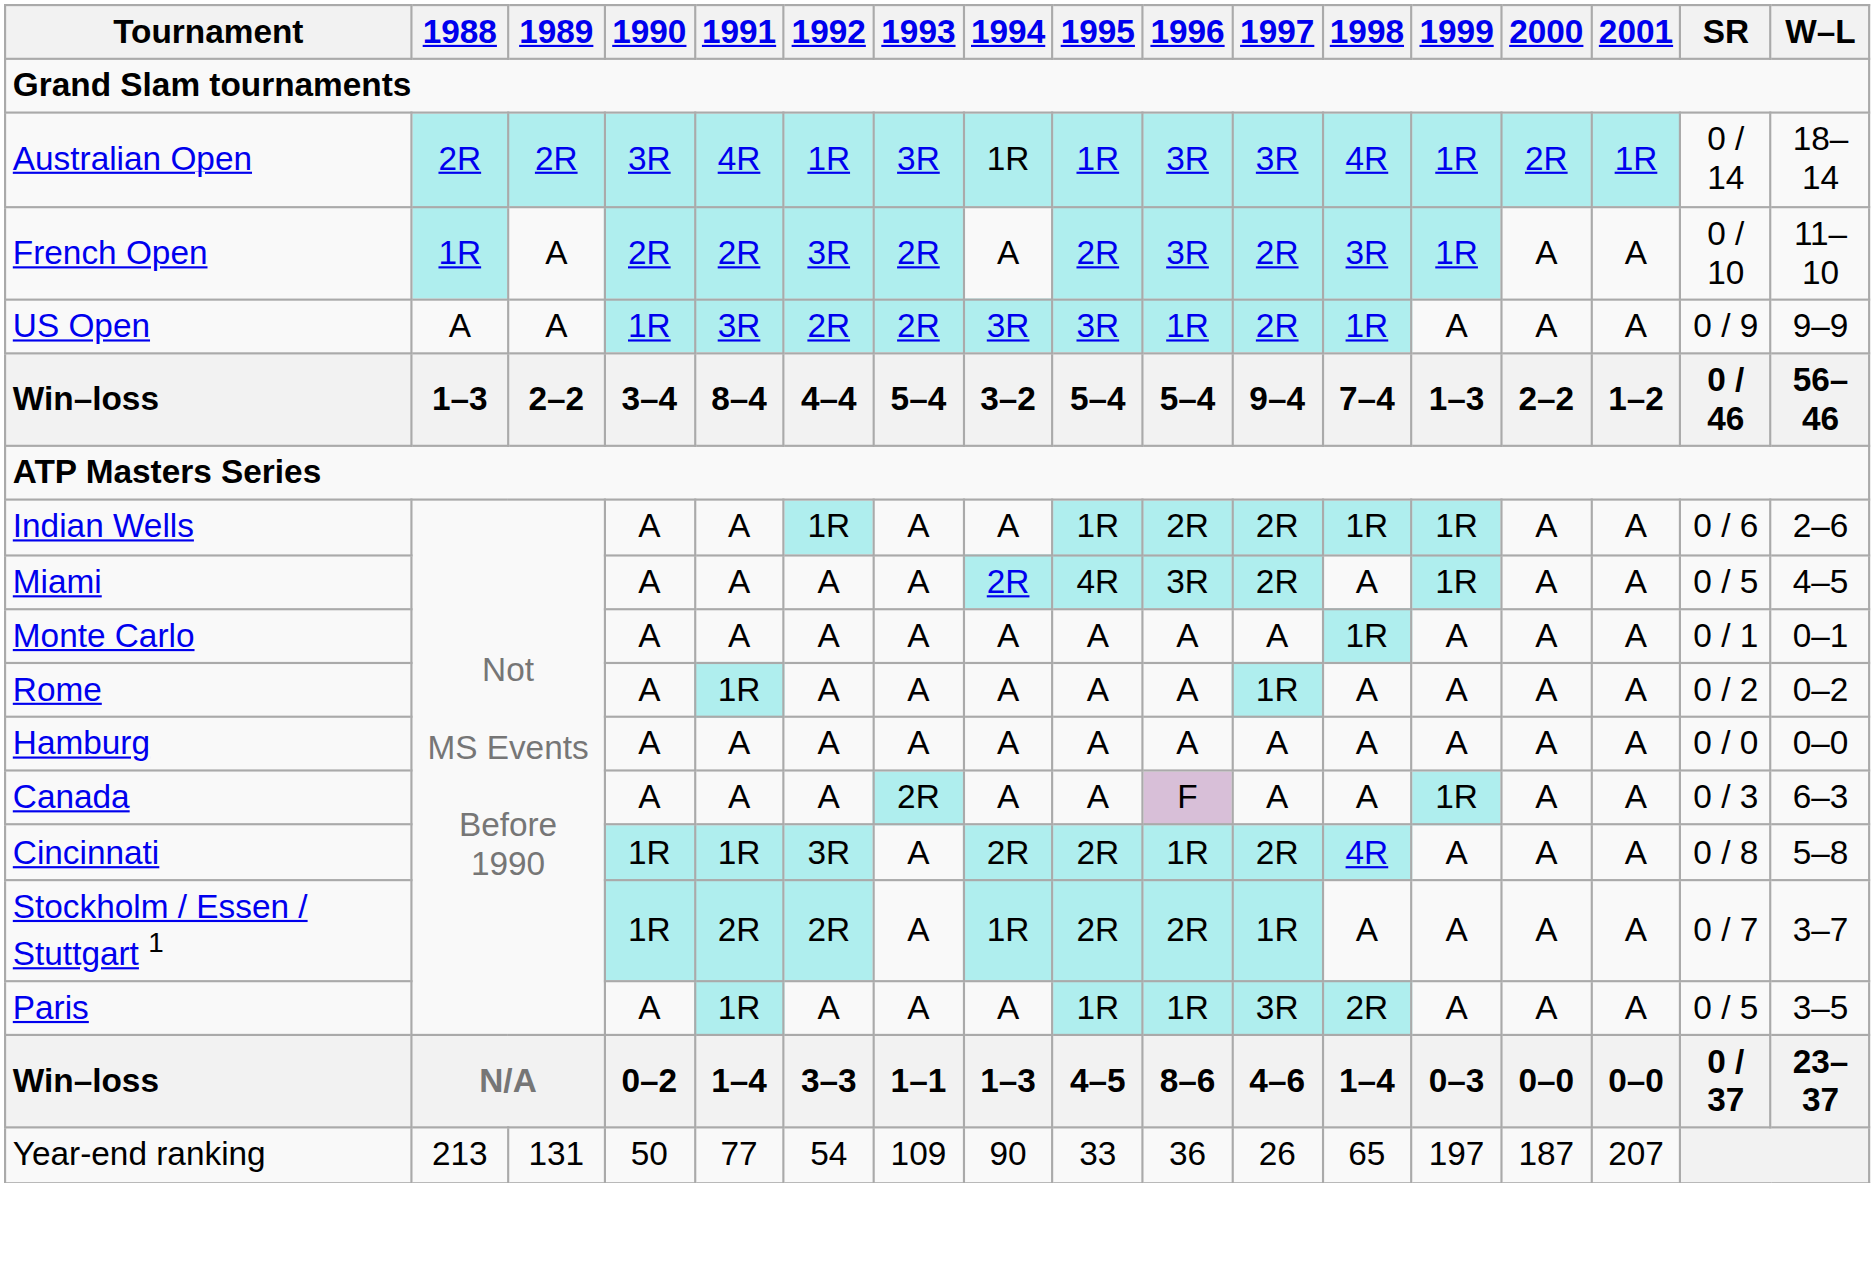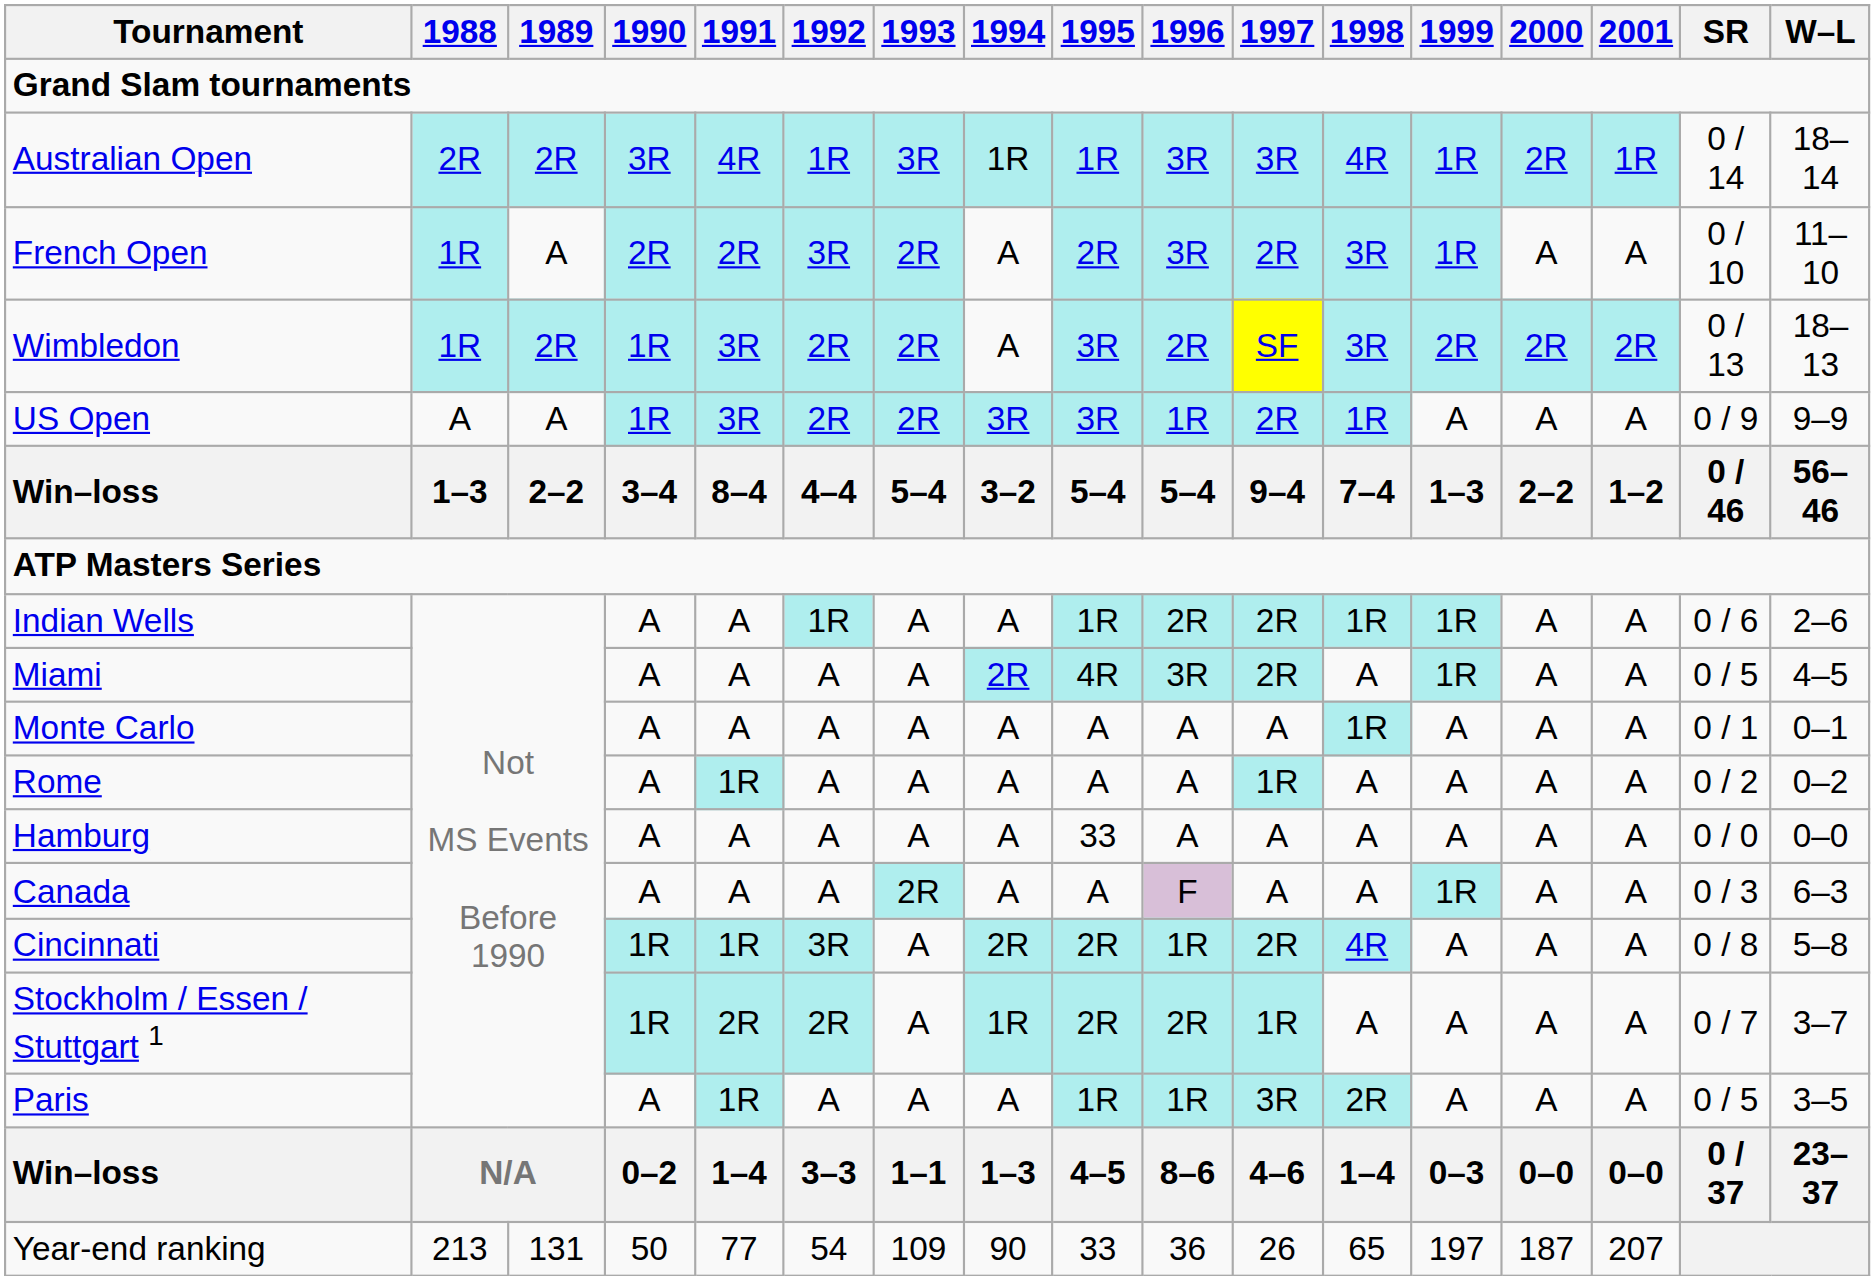+ row: (96, 344)
(1098, 742) A -> (1098, 835) 33
